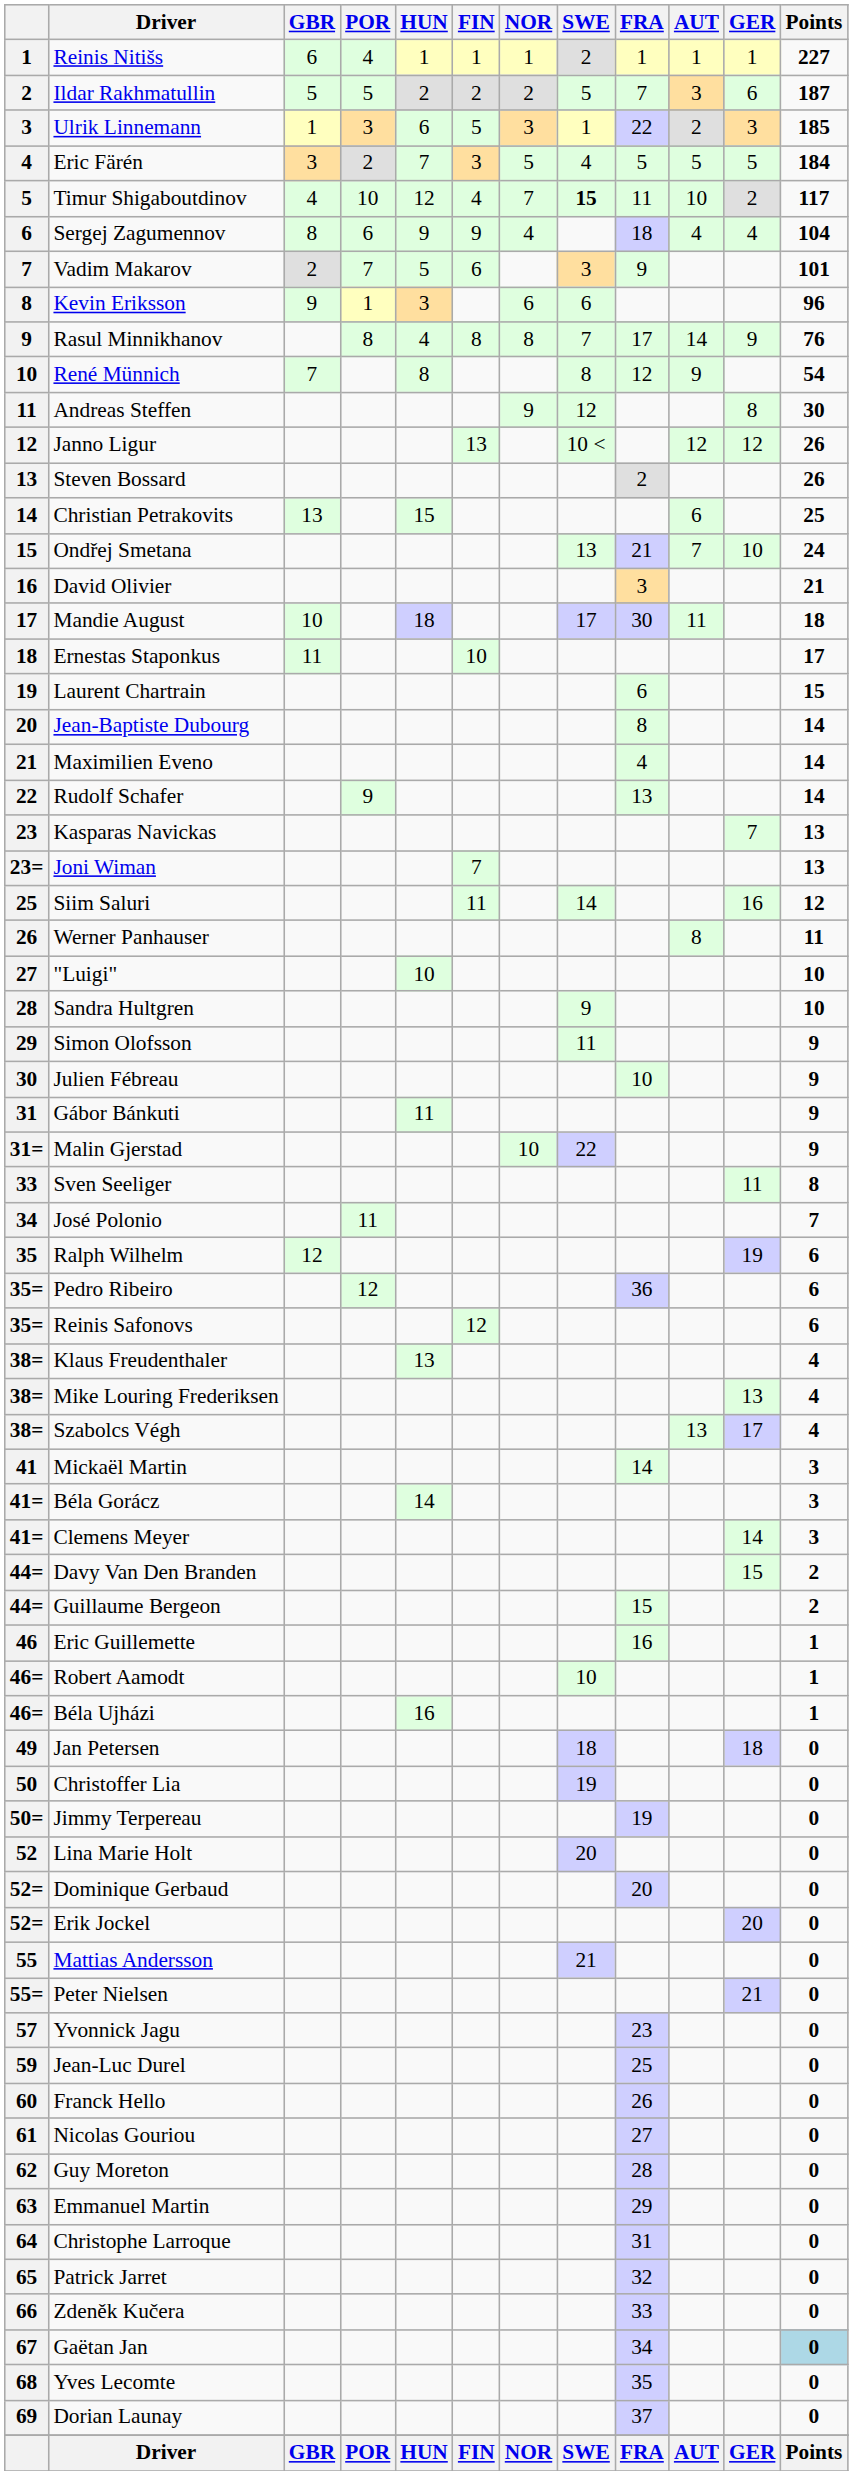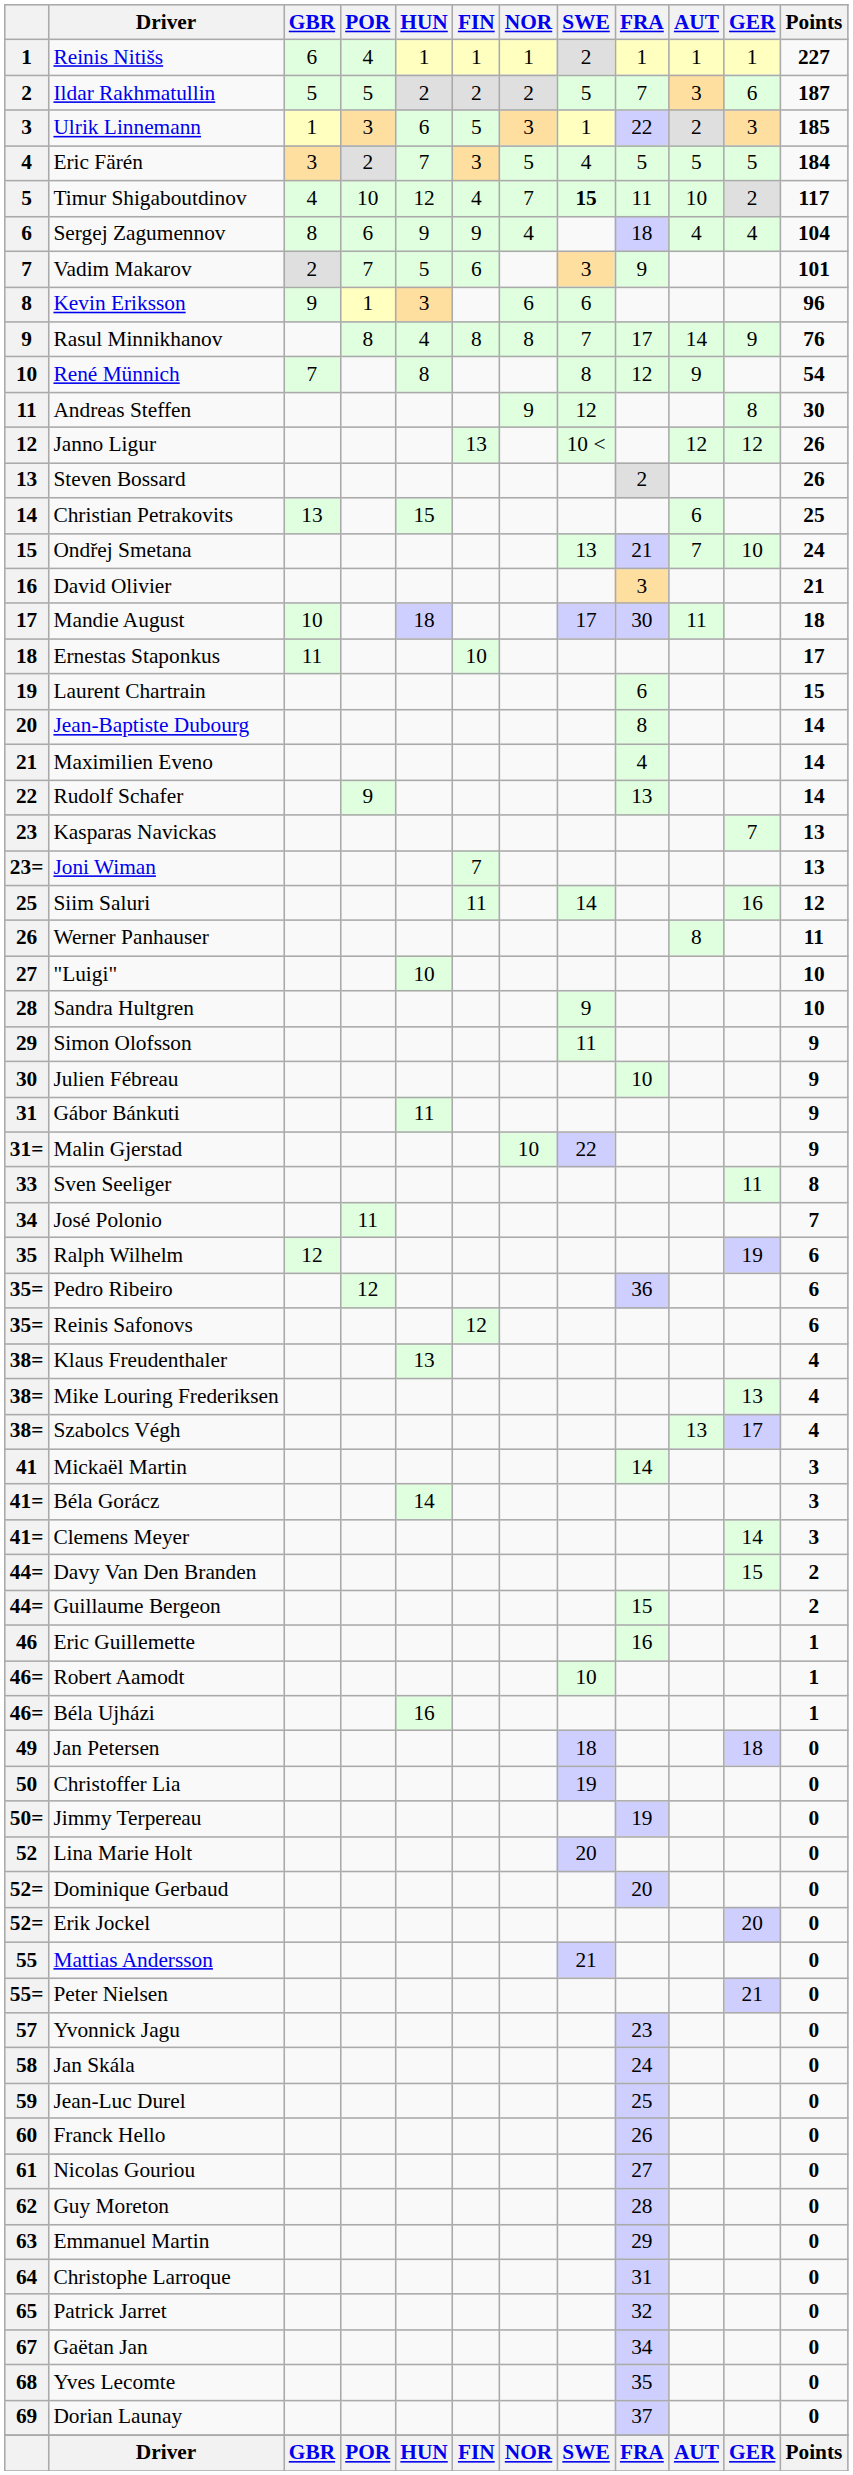+ row: (94, 2064)
- row: (119, 2311)
(814, 2346) lightblue background -> (814, 2346) no background
